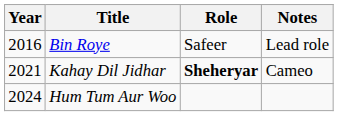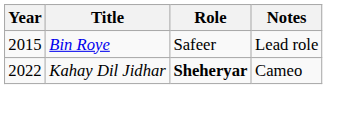(25, 44) 2016 -> (25, 44) 2015
(25, 70) 2021 -> (25, 70) 2022
- row: (113, 96)
